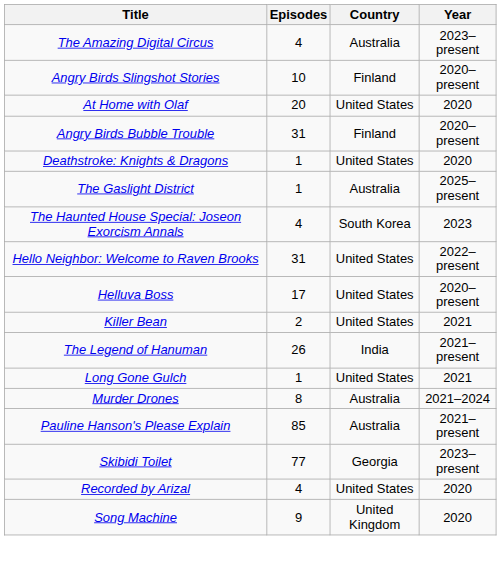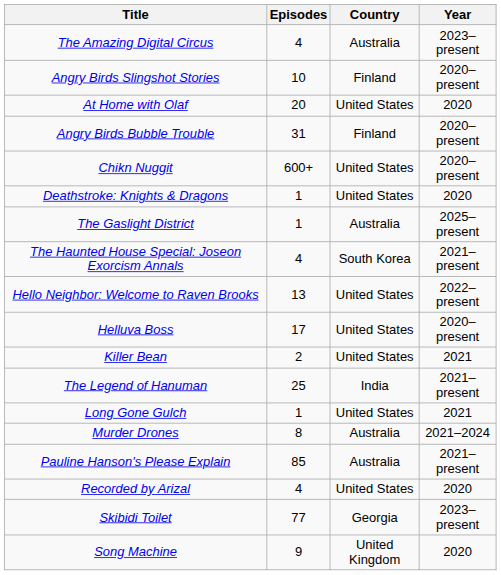+ row: (136, 168)
(458, 224) 2023 -> (458, 259) 2021–present
(299, 259) 31 -> (299, 294) 13
(299, 350) 26 -> (299, 385) 25
rows swapped: (136, 489) <-> (136, 461)
